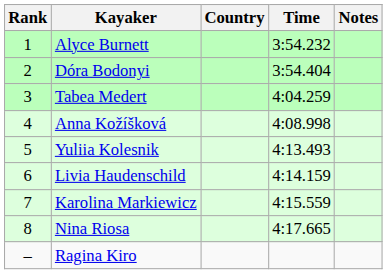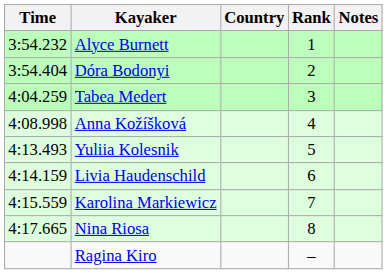columns swapped: (28, 17) <-> (302, 17)
